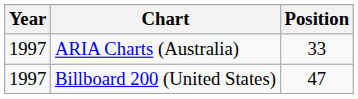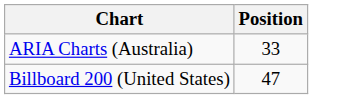- column: (28, 19)
